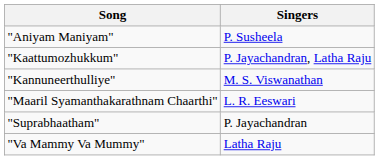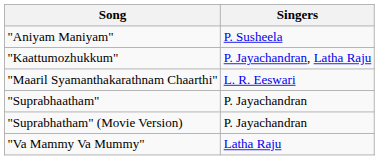- row: (61, 80)
+ row: (95, 123)
